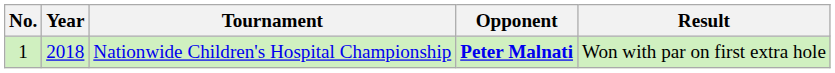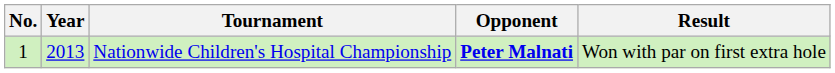(65, 52) 2018 -> (65, 52) 2013
